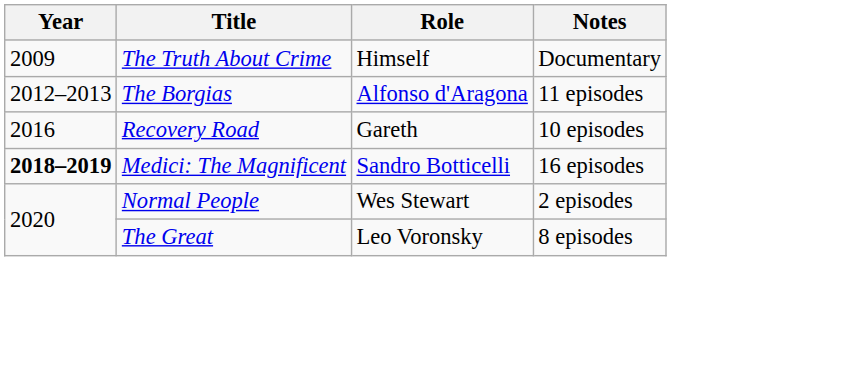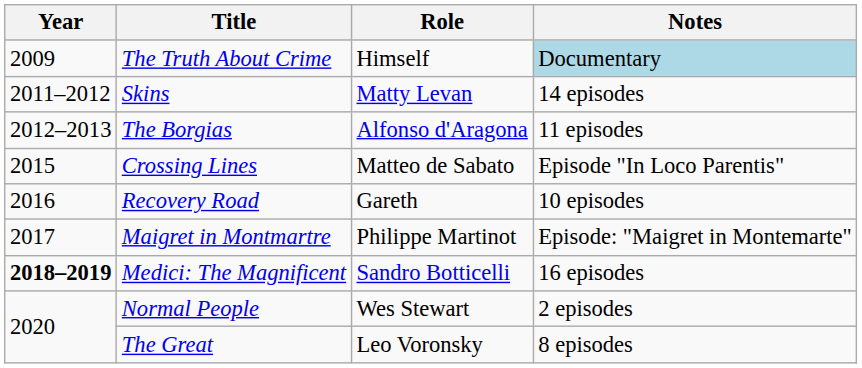(600, 58) no background -> (600, 58) lightblue background
+ row: (146, 93)
+ row: (189, 165)
+ row: (226, 237)
